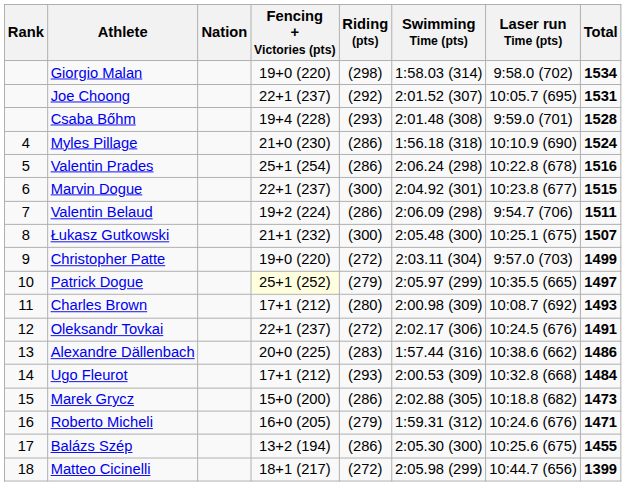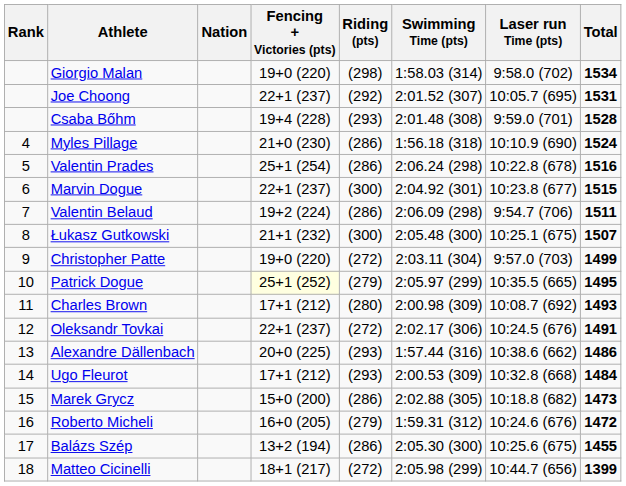(601, 282) 1497 -> (601, 282) 1495
(365, 352) (283) -> (365, 352) (293)
(601, 422) 1471 -> (601, 422) 1472
